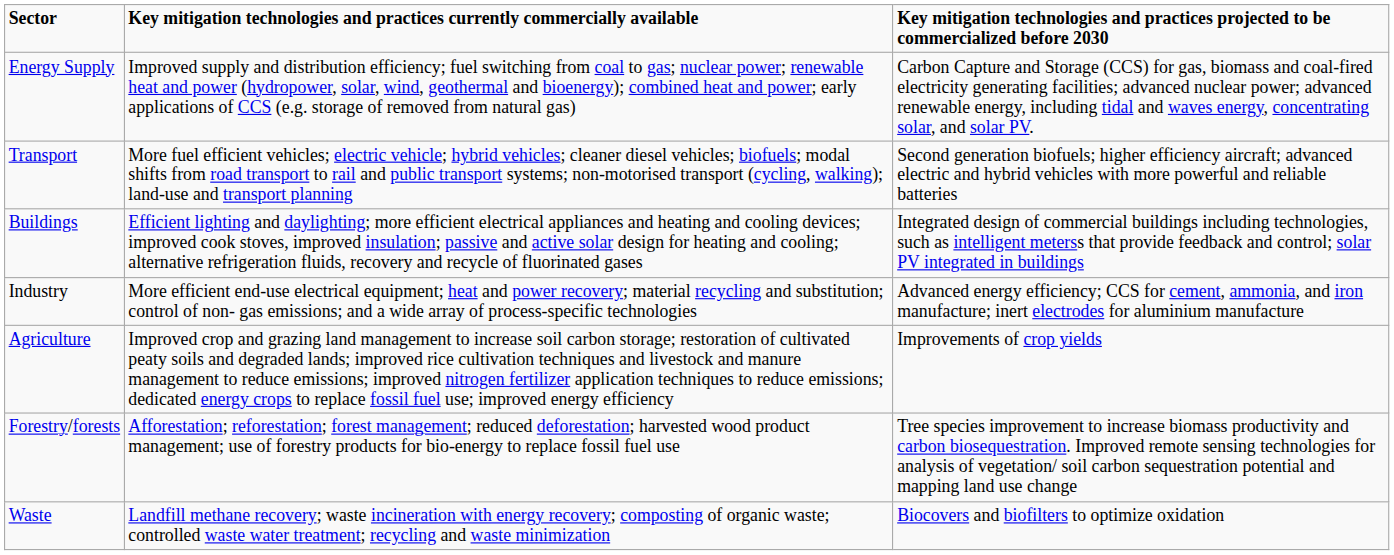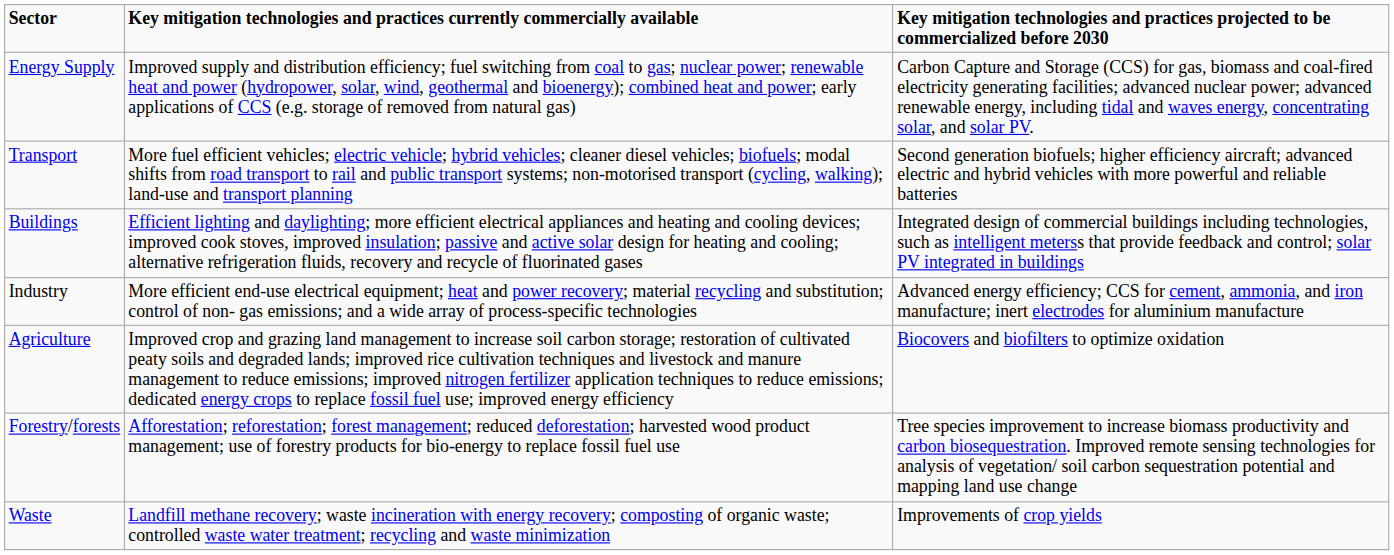(1000, 339) Improvements of crop yields -> (1061, 339) Biocovers and biofilters to optimize oxidation
(1061, 515) Biocovers and biofilters to optimize oxidation -> (1000, 515) Improvements of crop yields
